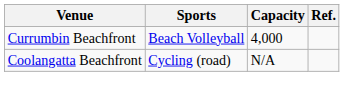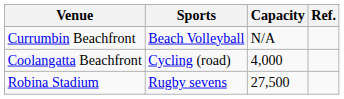(267, 37) 4,000 -> (263, 37) N/A
(263, 60) N/A -> (267, 60) 4,000
+ row: (53, 82)
